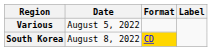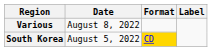(103, 25) August 5, 2022 -> (103, 25) August 8, 2022
(103, 39) August 8, 2022 -> (103, 39) August 5, 2022
